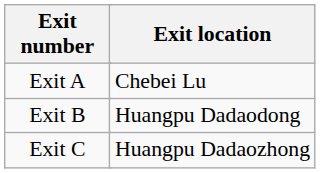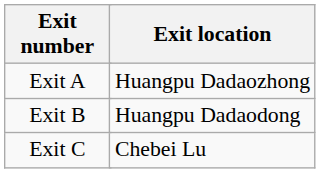(161, 80) Chebei Lu -> (213, 80) Huangpu Dadaozhong
(213, 149) Huangpu Dadaozhong -> (161, 149) Chebei Lu
